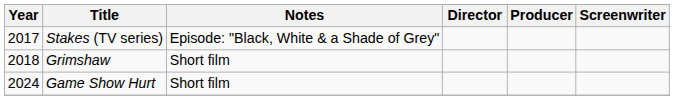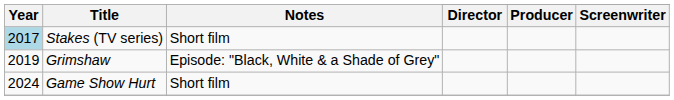(24, 38) no background -> (24, 38) lightblue background
(305, 38) Episode: "Black, White & a Shade of Grey" -> (200, 38) Short film
(24, 60) 2018 -> (24, 60) 2019
(200, 60) Short film -> (305, 60) Episode: "Black, White & a Shade of Grey"
